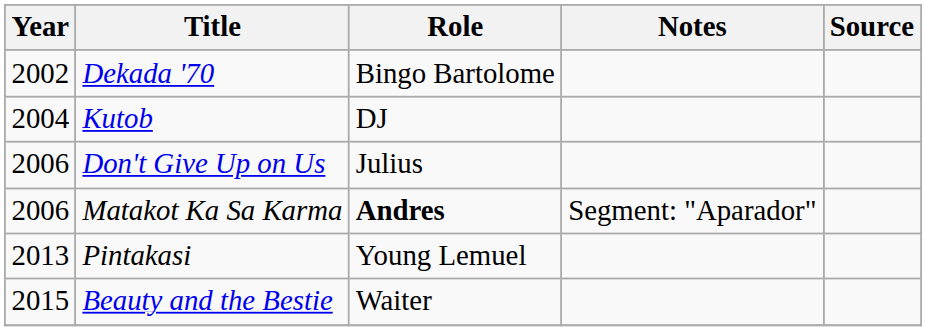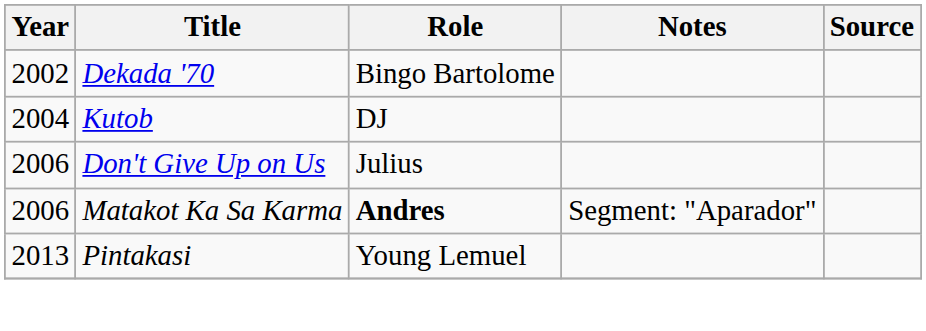- row: (208, 301)
